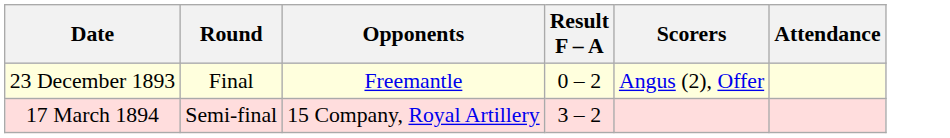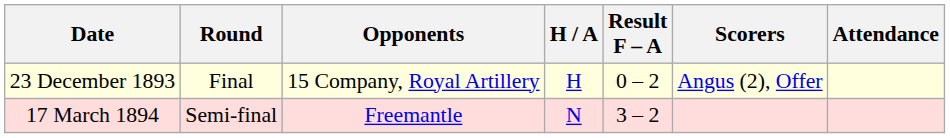+ column: (574, 33)
(413, 80) Freemantle -> (413, 80) 15 Company, Royal Artillery
(413, 115) 15 Company, Royal Artillery -> (413, 115) Freemantle
